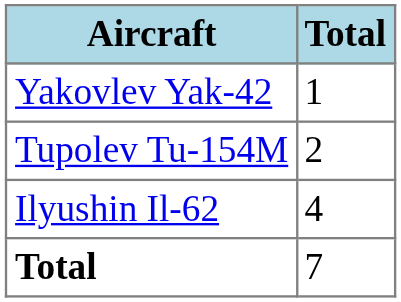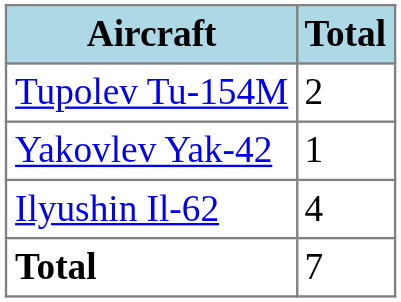rows swapped: (152, 150) <-> (144, 91)
